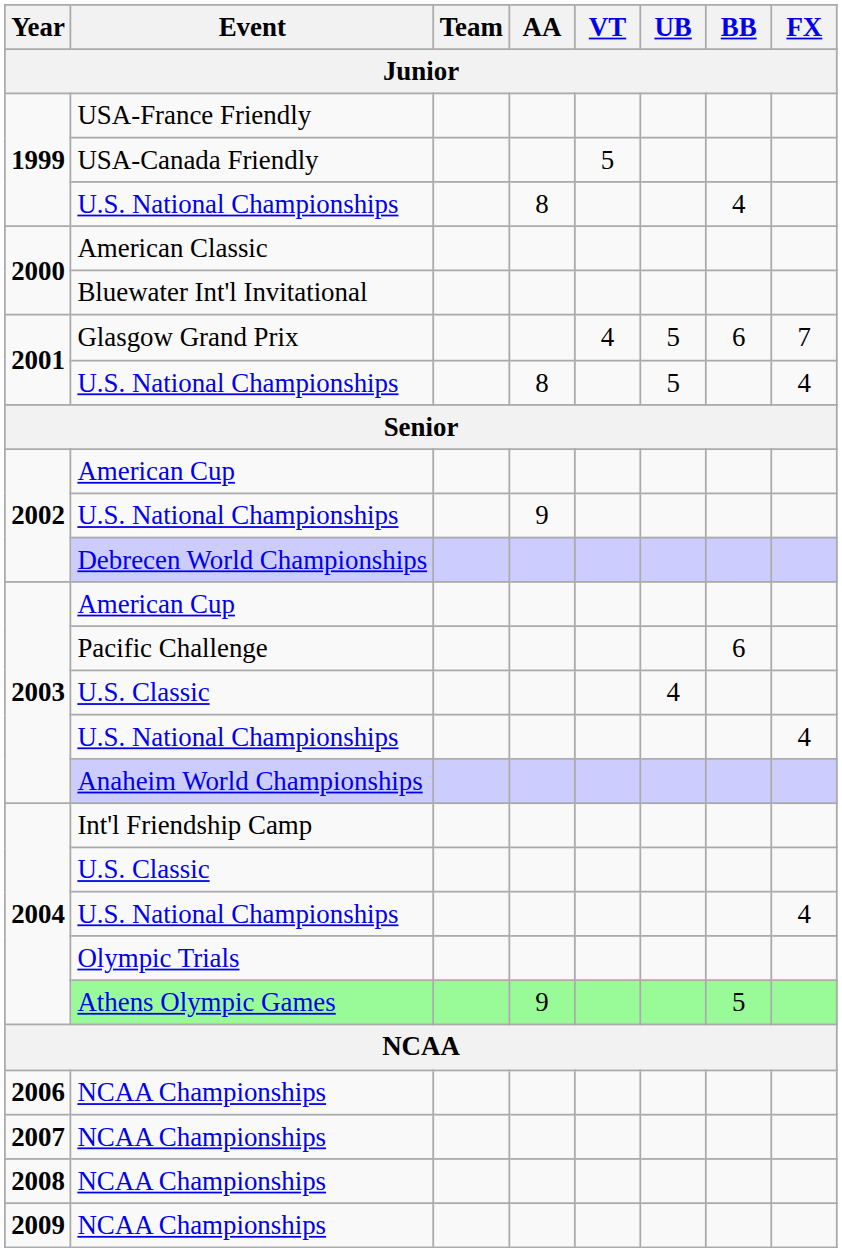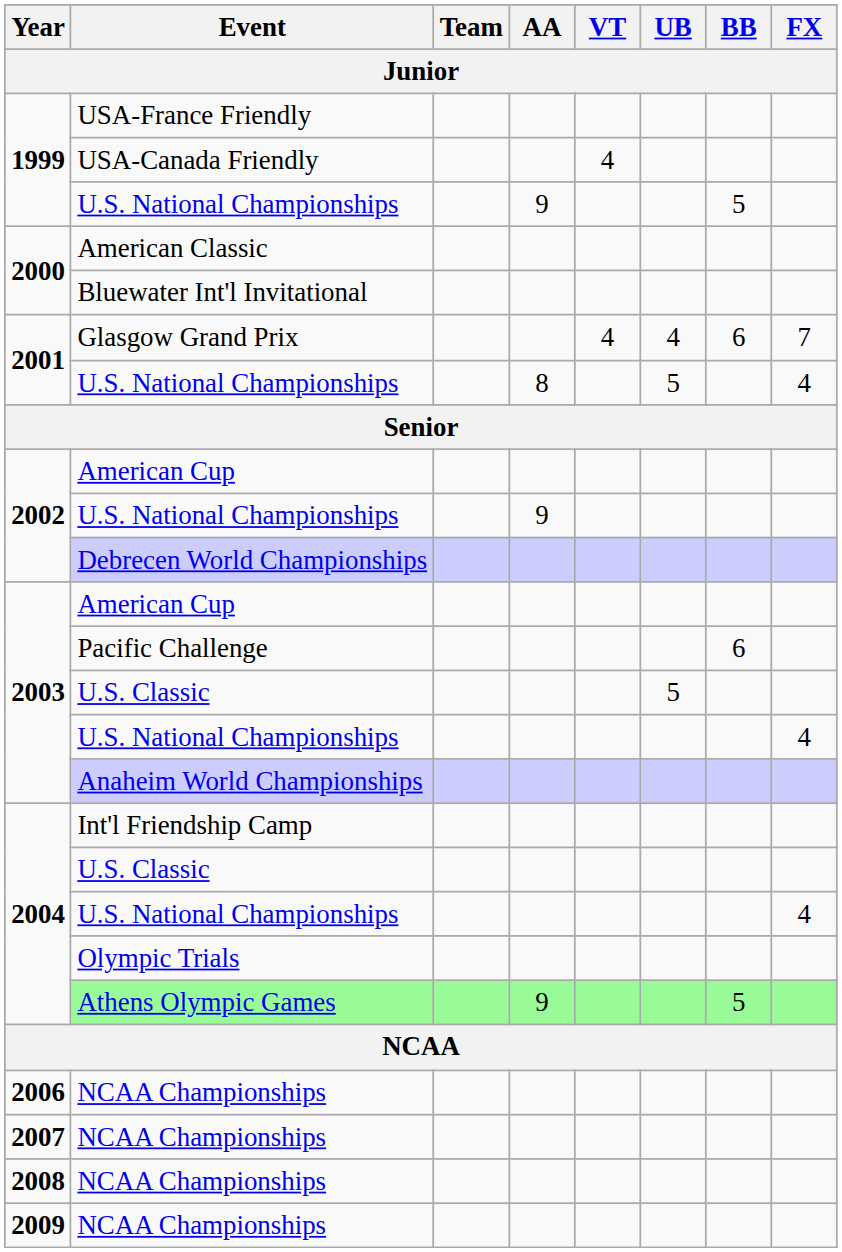(608, 159) 5 -> (608, 159) 4
(542, 204) 8 -> (542, 204) 9
(739, 204) 4 -> (739, 204) 5
(673, 337) 5 -> (673, 337) 4
(673, 692) 4 -> (673, 692) 5
